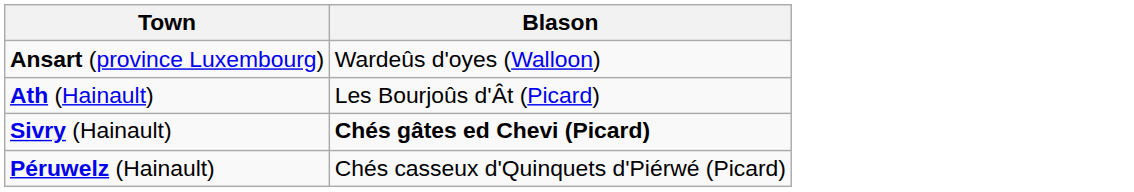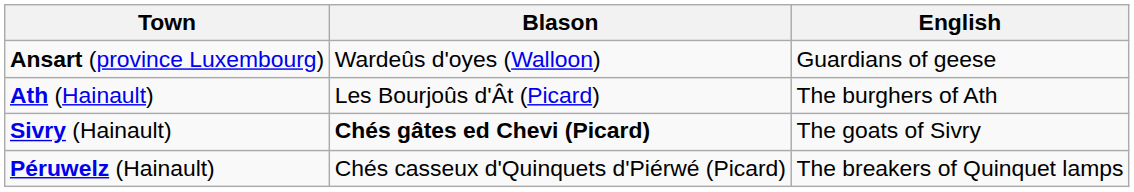+ column: (960, 22)
